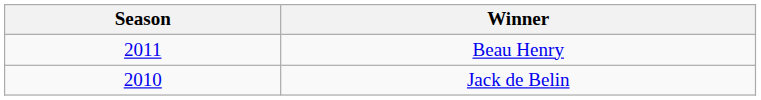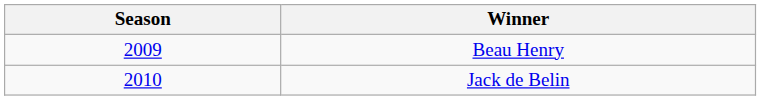(143, 49) 2011 -> (143, 49) 2009
